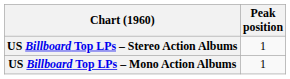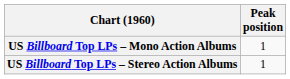rows swapped: (122, 64) <-> (122, 45)
